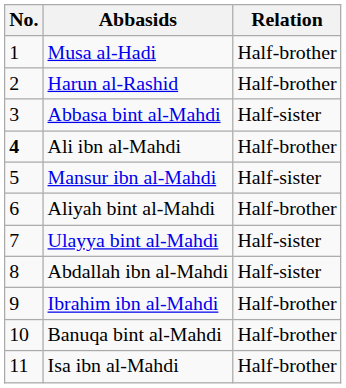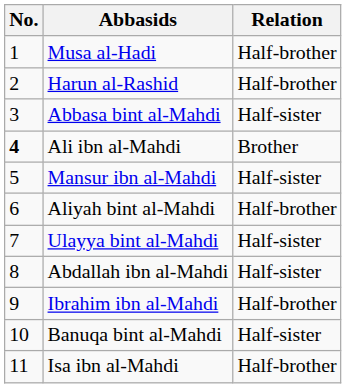(287, 146) Half-brother -> (268, 146) Brother
(287, 334) Half-brother -> (279, 334) Half-sister
